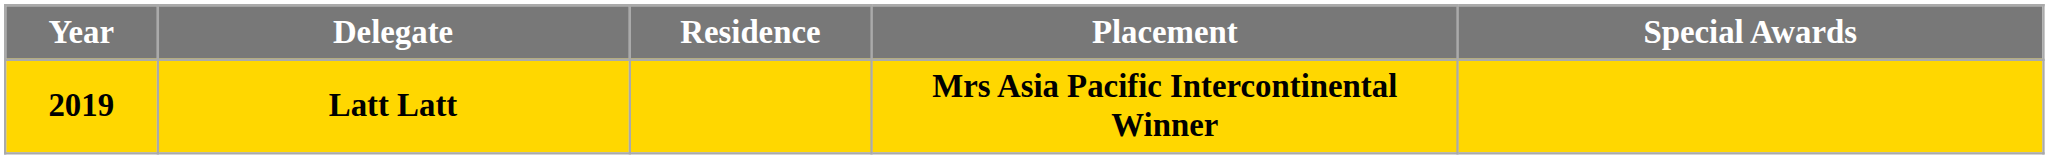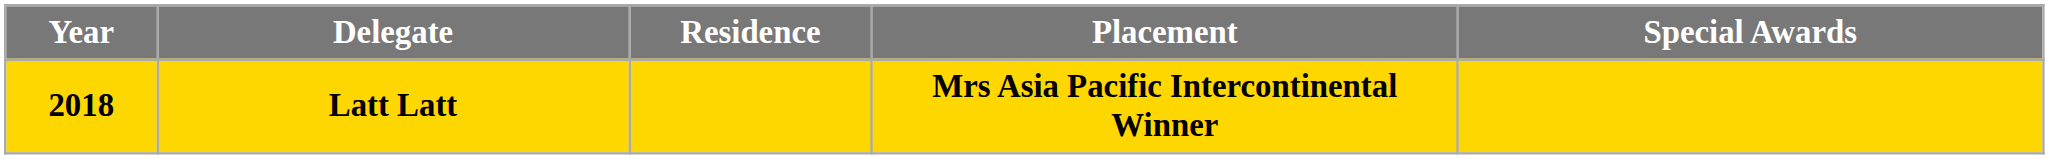(81, 105) 2019 -> (81, 105) 2018
